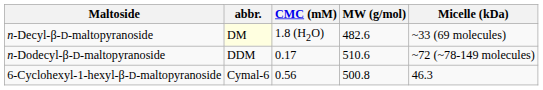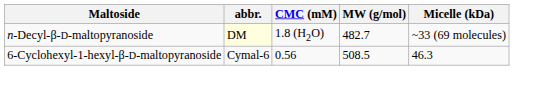(356, 35) 482.6 -> (356, 35) 482.7
- row: (86, 55)
(356, 75) 500.8 -> (356, 55) 508.5
